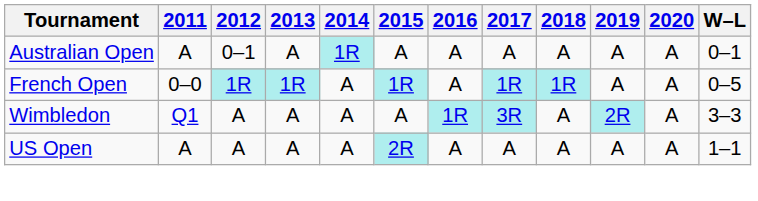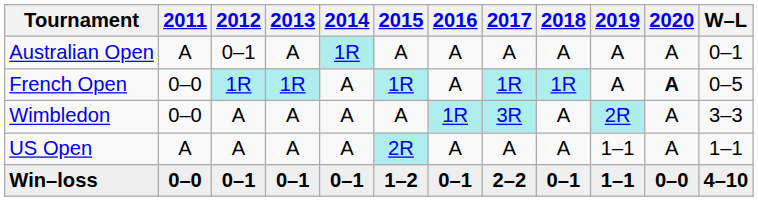(672, 84) normal -> (672, 84) bold
(185, 116) Q1 -> (185, 116) 0–0
(618, 148) A -> (618, 148) 1–1
+ row: (53, 180)
